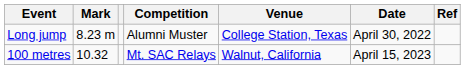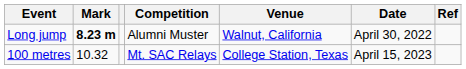(96, 34) normal -> (96, 34) bold
(284, 34) College Station, Texas -> (272, 34) Walnut, California
(271, 54) Walnut, California -> (285, 54) College Station, Texas
